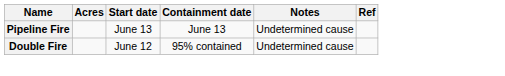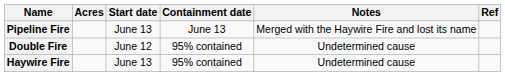(305, 29) Undetermined cause -> (366, 29) Merged with the Haywire Fire and lost its name
+ row: (38, 63)
